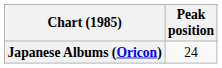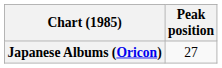(191, 52) 24 -> (191, 52) 27
